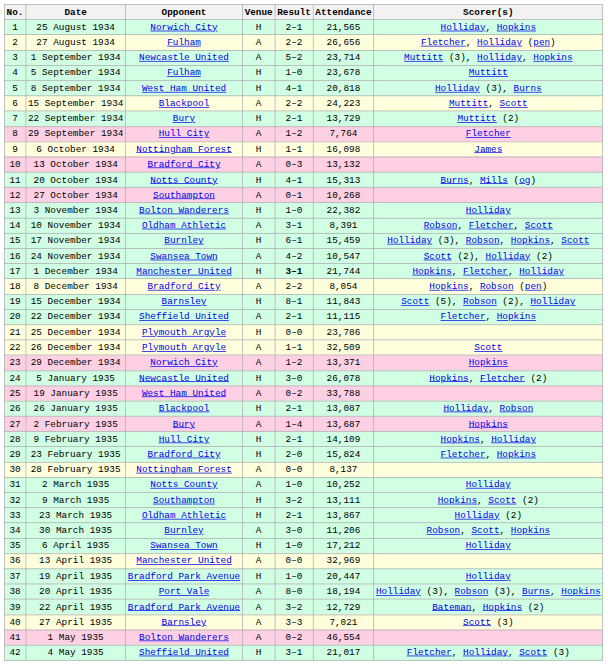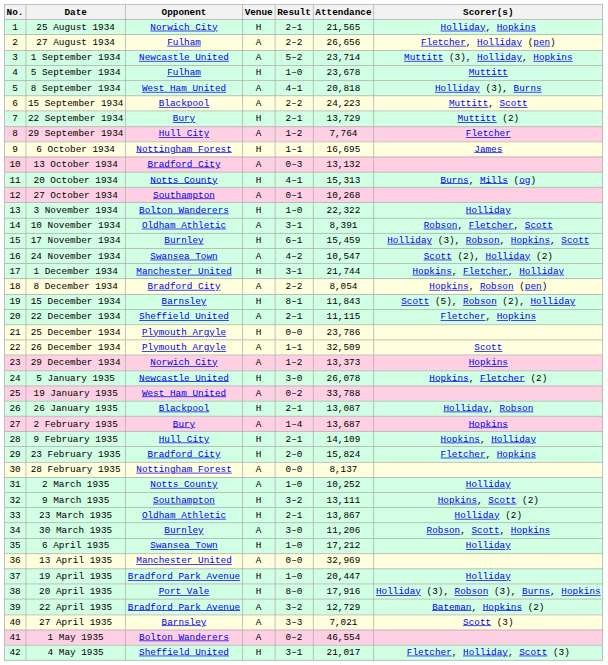(259, 88) H -> (259, 88) A
(343, 149) 16,098 -> (343, 149) 16,695
(343, 210) 22,382 -> (343, 210) 22,322
(294, 271) bold -> (294, 271) normal
(343, 363) 13,371 -> (343, 363) 13,373
(259, 592) A -> (259, 592) H
(343, 592) 18,194 -> (343, 592) 17,916
